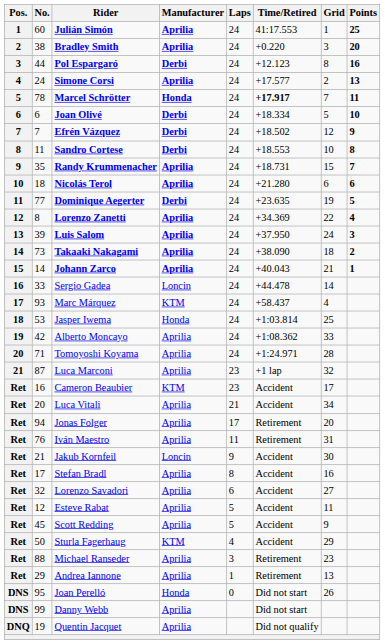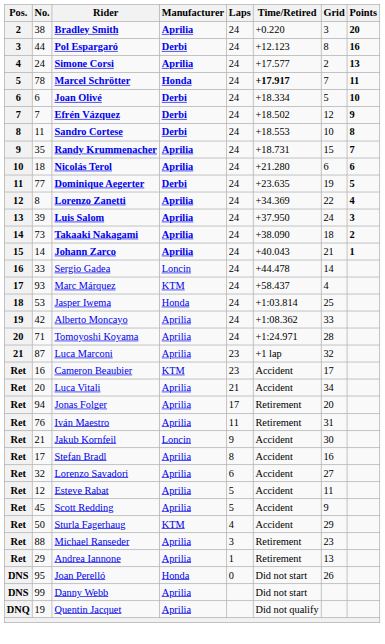- row: (84, 30)
